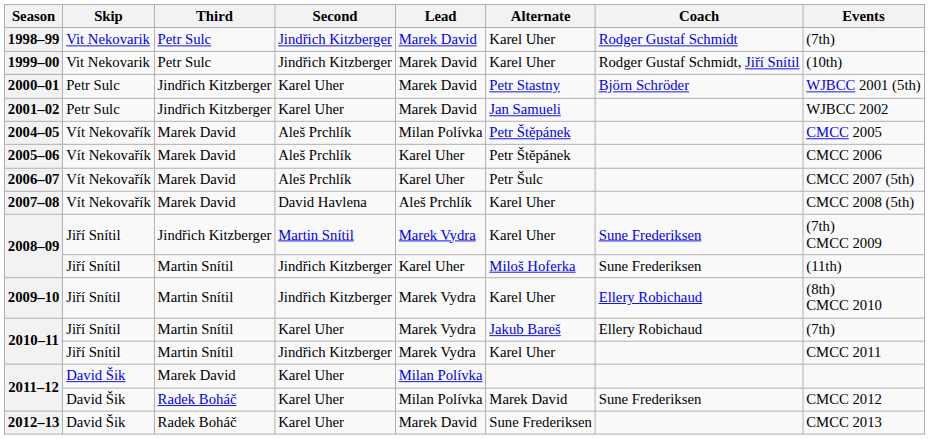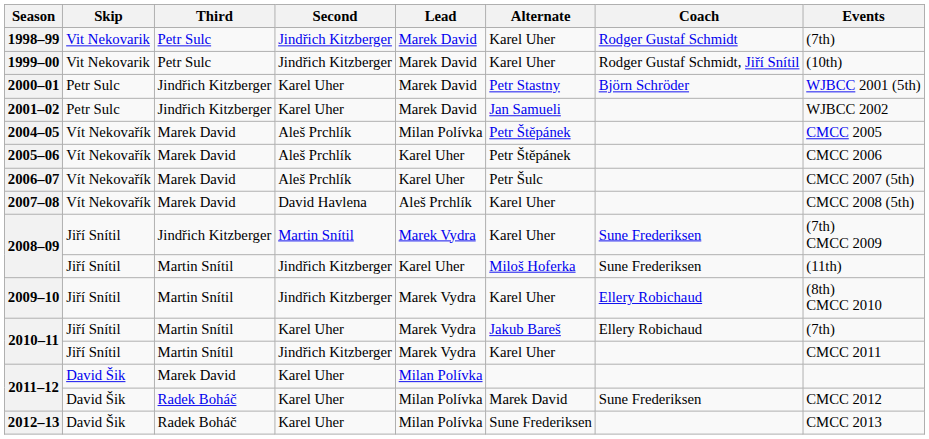(438, 422) Marek David -> (441, 422) Milan Polívka
